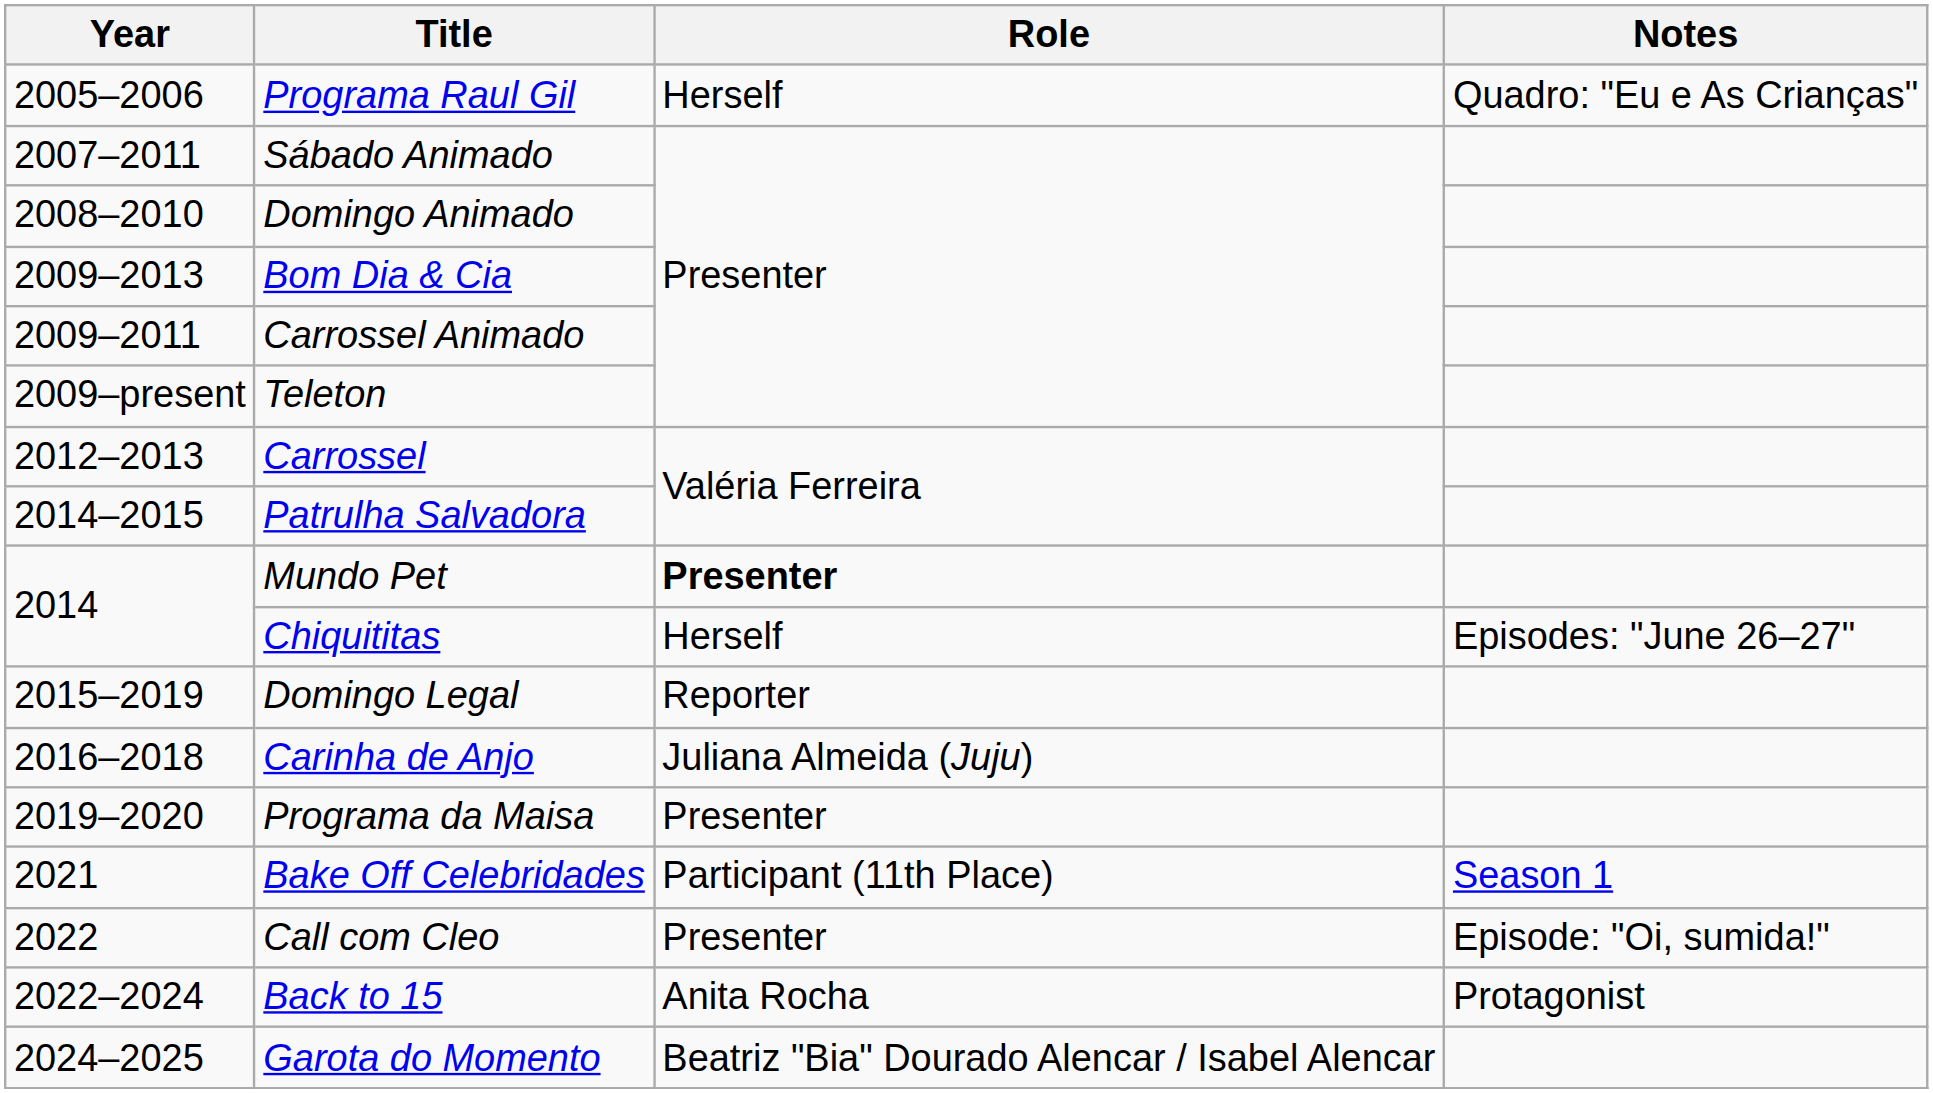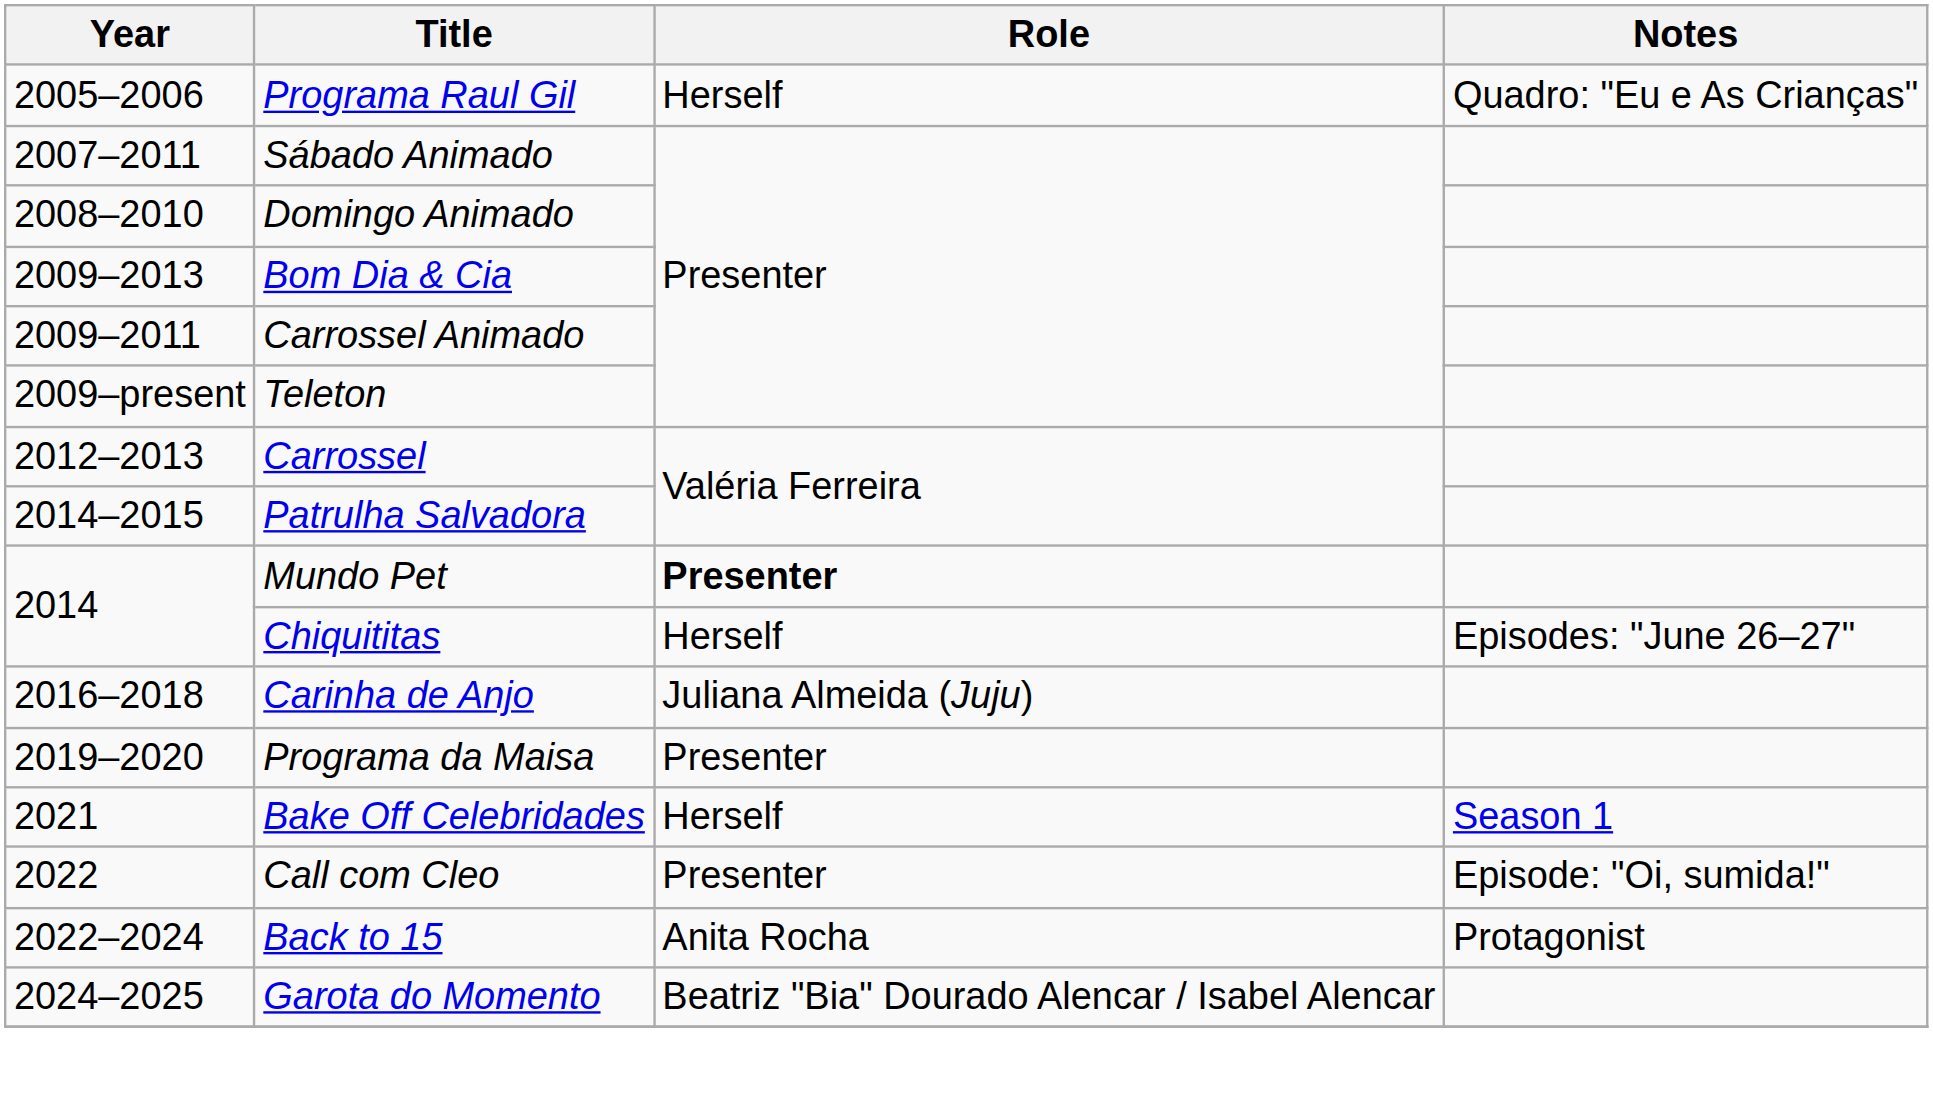- row: (391, 696)
(858, 876) Participant (11th Place) -> (722, 816) Herself
